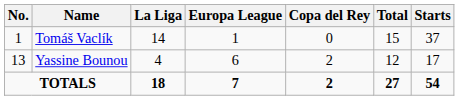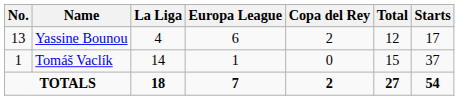rows swapped: (74, 38) <-> (81, 60)
